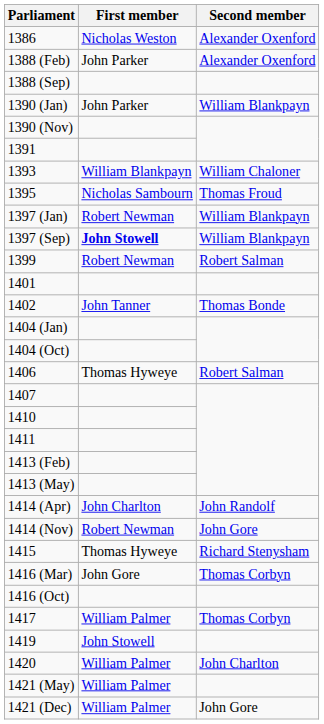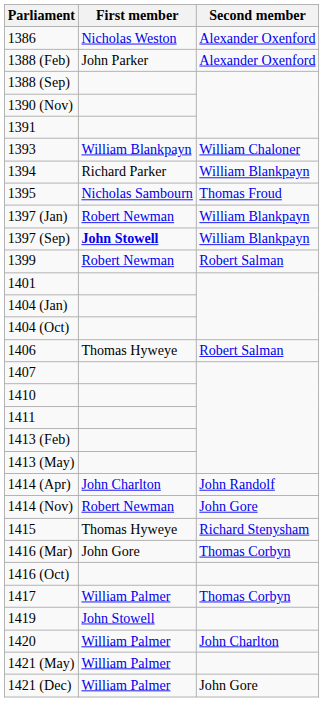- row: (38, 104)
+ row: (22, 171)
- row: (22, 305)
